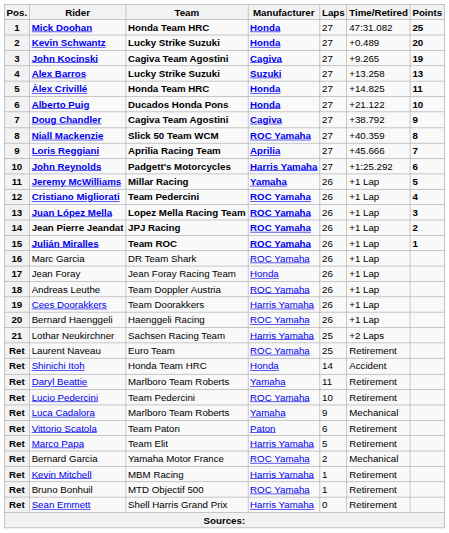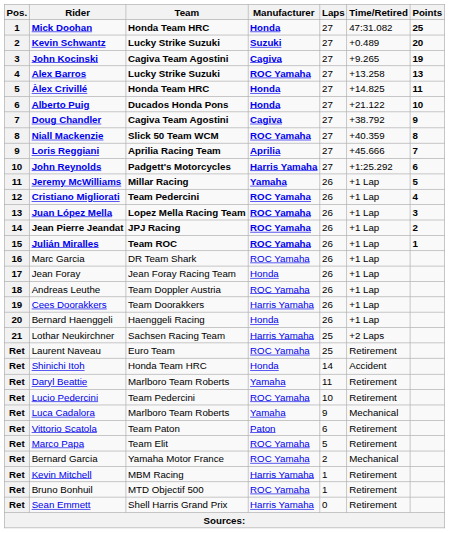(265, 43) Honda -> (266, 43) Suzuki
(266, 74) Suzuki -> (281, 74) ROC Yamaha
(280, 320) ROC Yamaha -> (264, 320) Honda
(282, 443) Harris Yamaha -> (280, 443) ROC Yamaha
